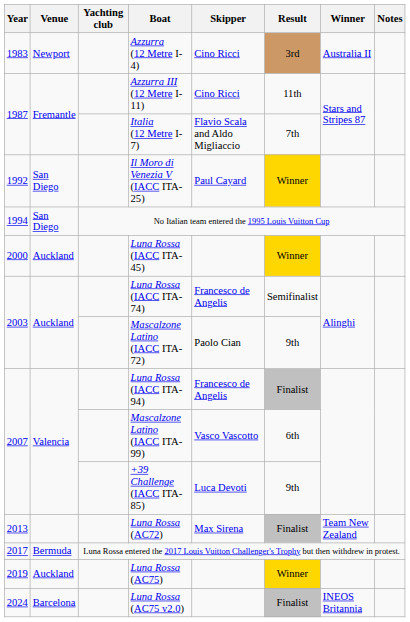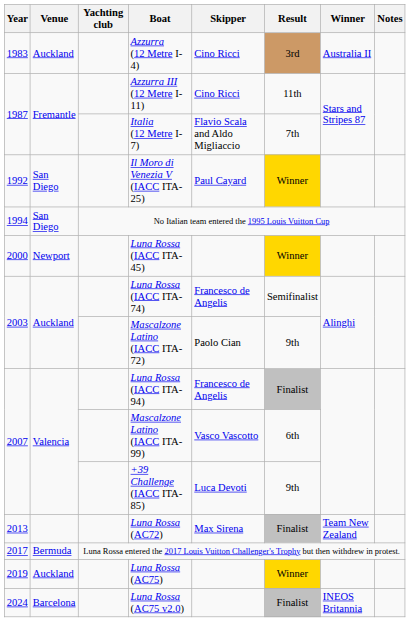(51, 53) Newport -> (53, 53) Auckland
(53, 255) Auckland -> (51, 255) Newport
